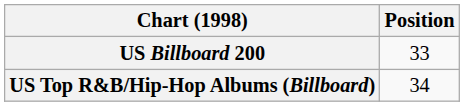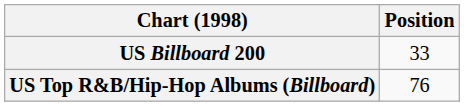(420, 85) 34 -> (420, 85) 76
